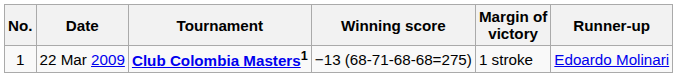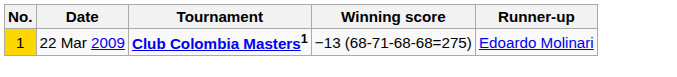- column: (513, 25)
(20, 59) no background -> (20, 42) gold background
